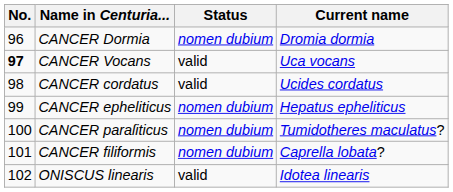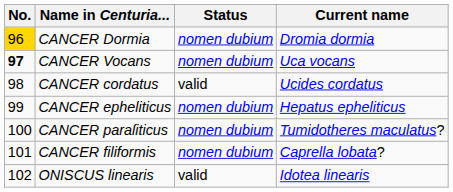(16, 38) no background -> (16, 38) gold background
(193, 61) valid -> (226, 61) nomen dubium
